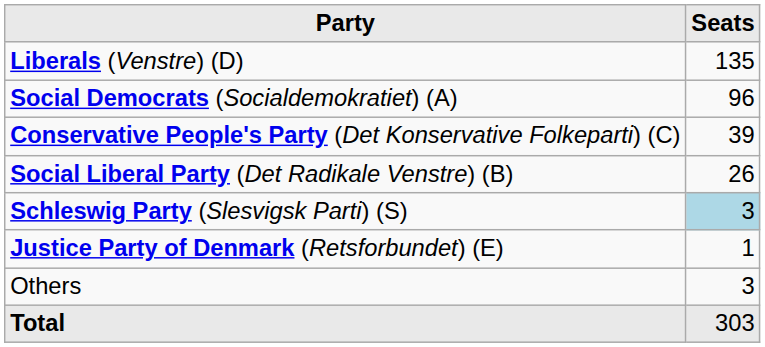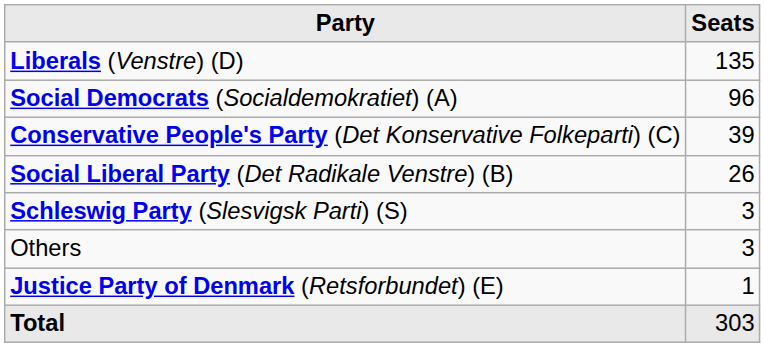(748, 211) lightblue background -> (748, 211) no background
rows swapped: (257, 248) <-> (46, 286)
